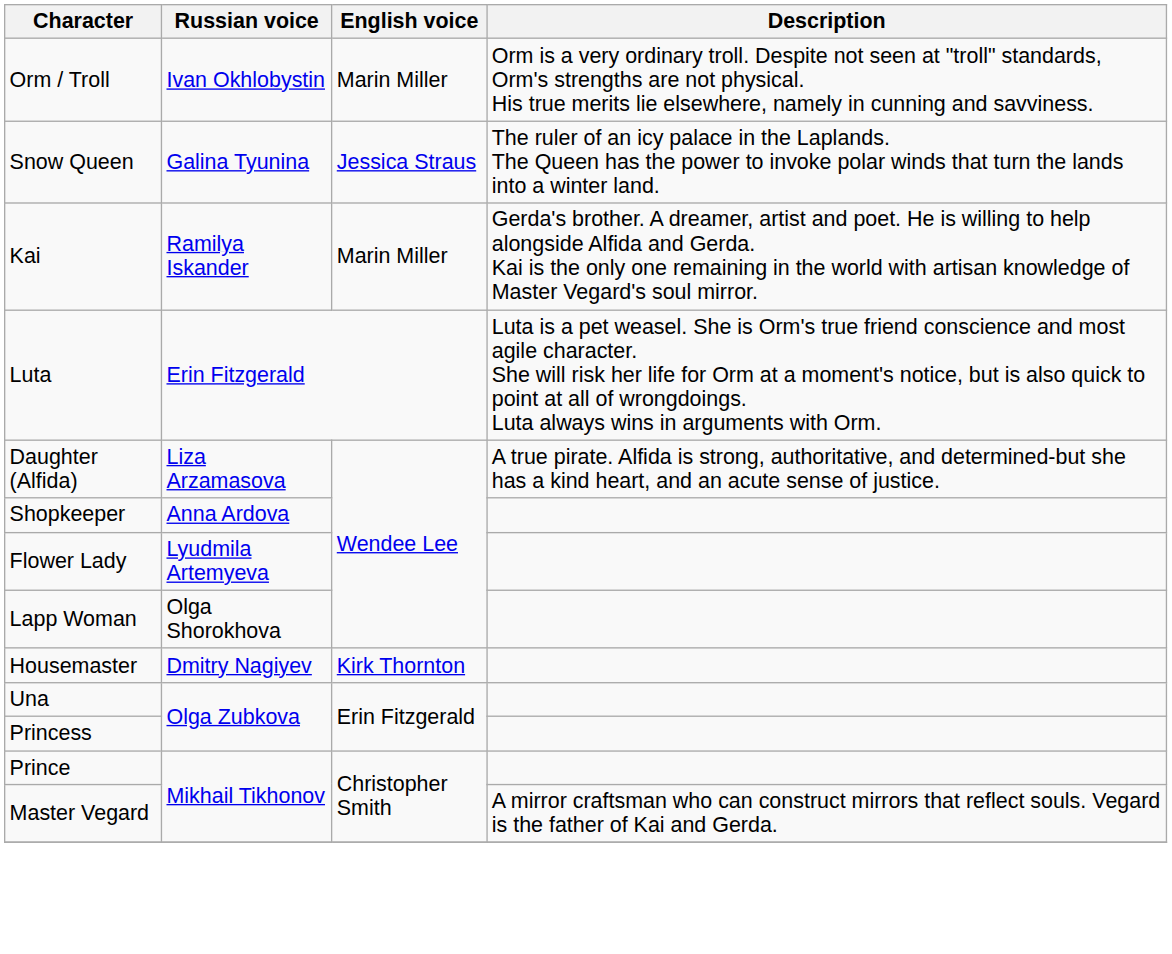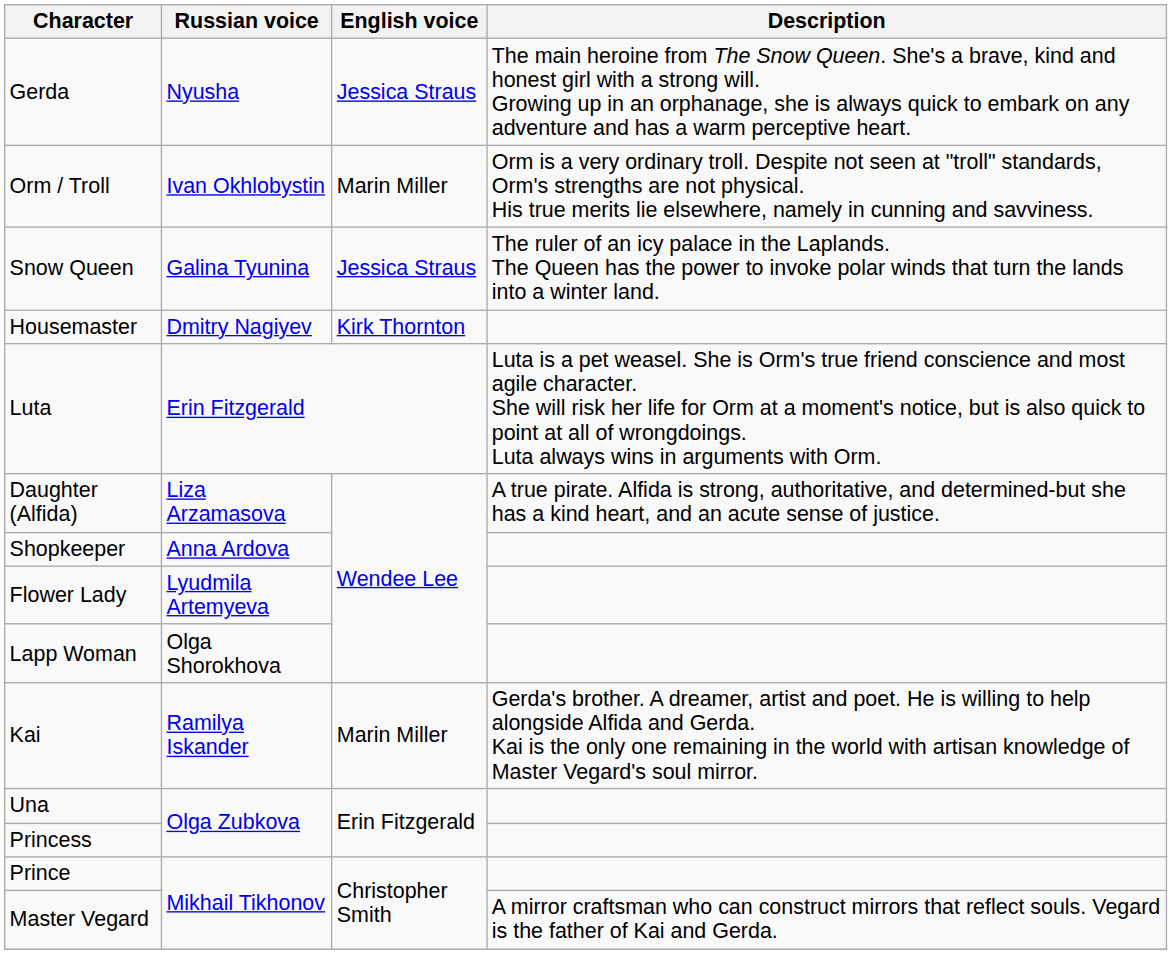+ row: (39, 91)
rows swapped: (25, 256) <-> (73, 665)
